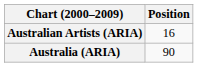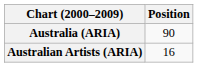rows swapped: (75, 52) <-> (75, 33)
